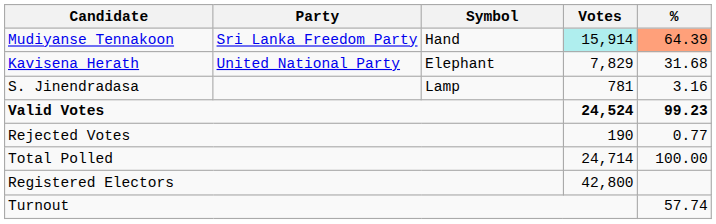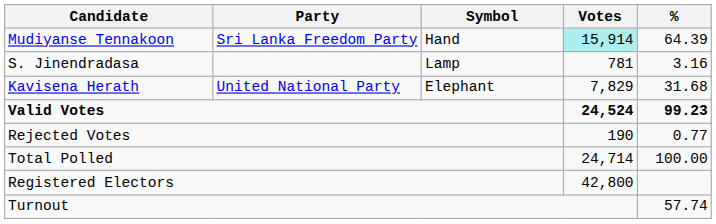(686, 40) lightsalmon background -> (686, 40) no background
rows swapped: (74, 64) <-> (74, 88)
